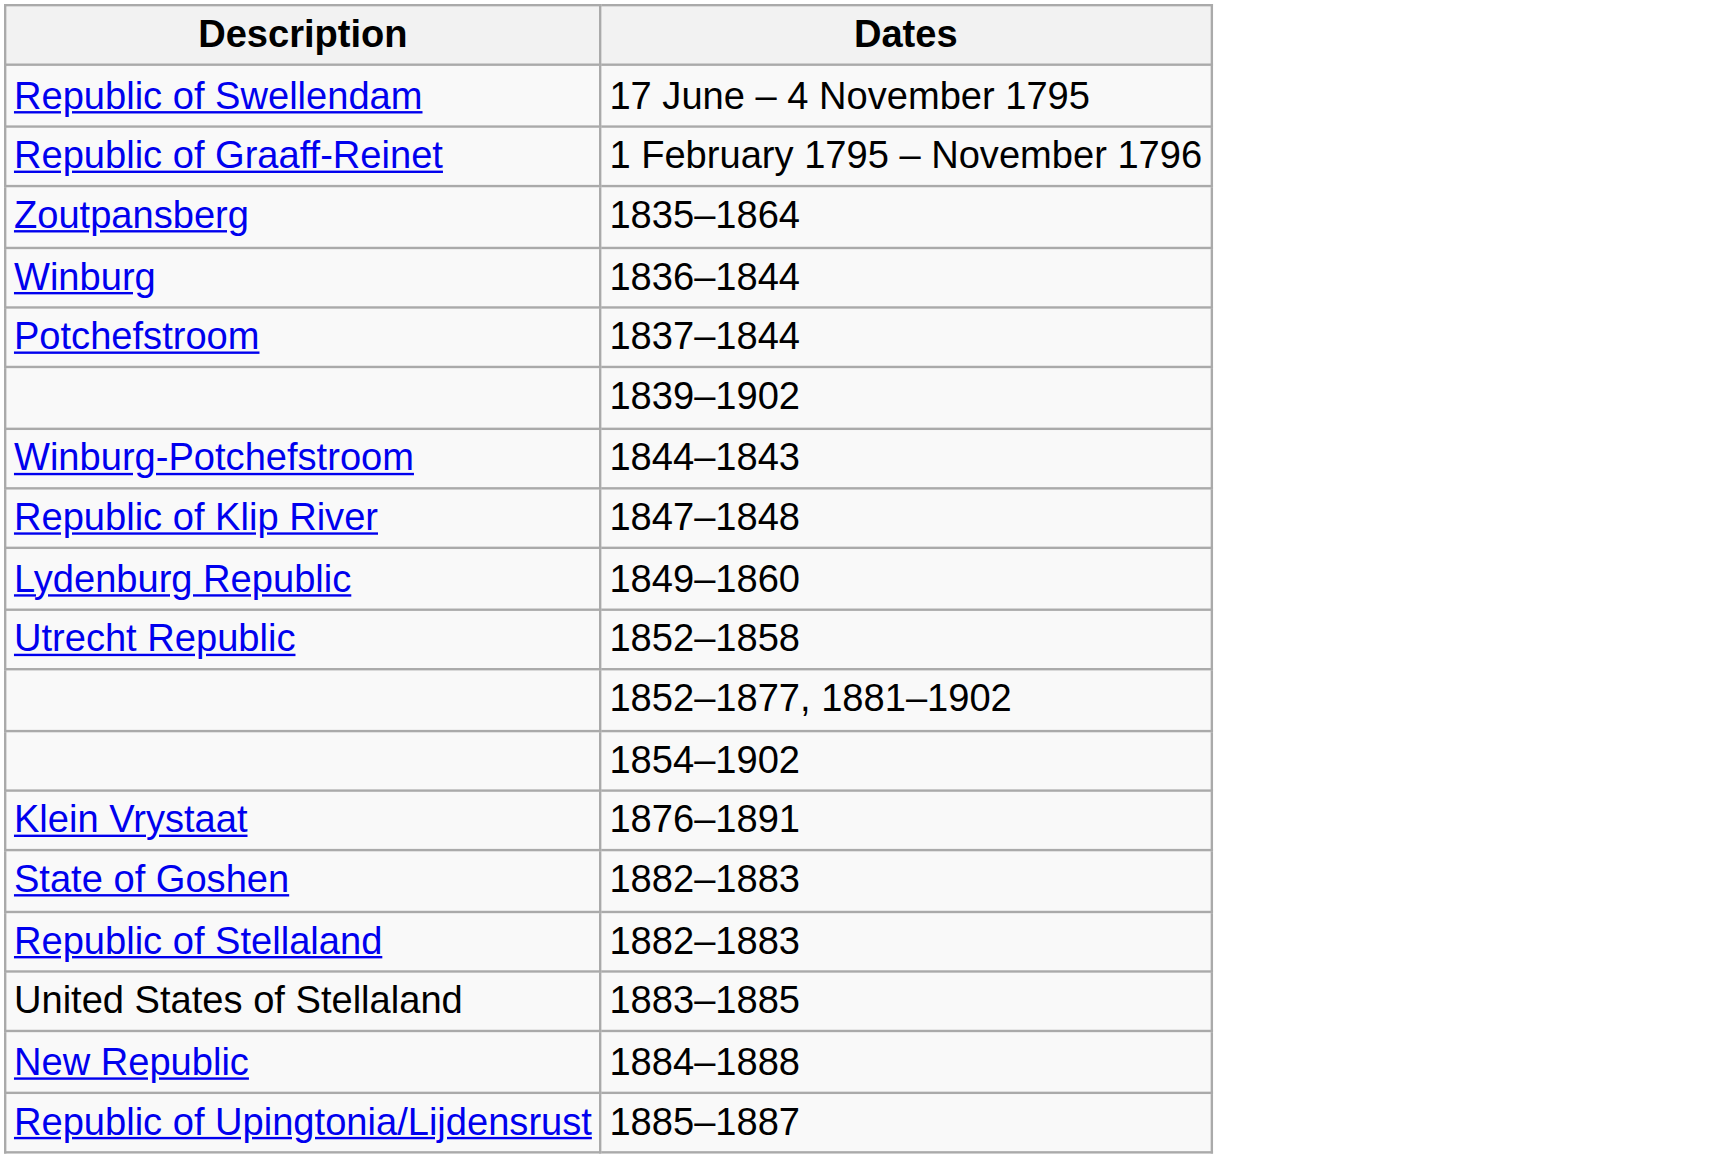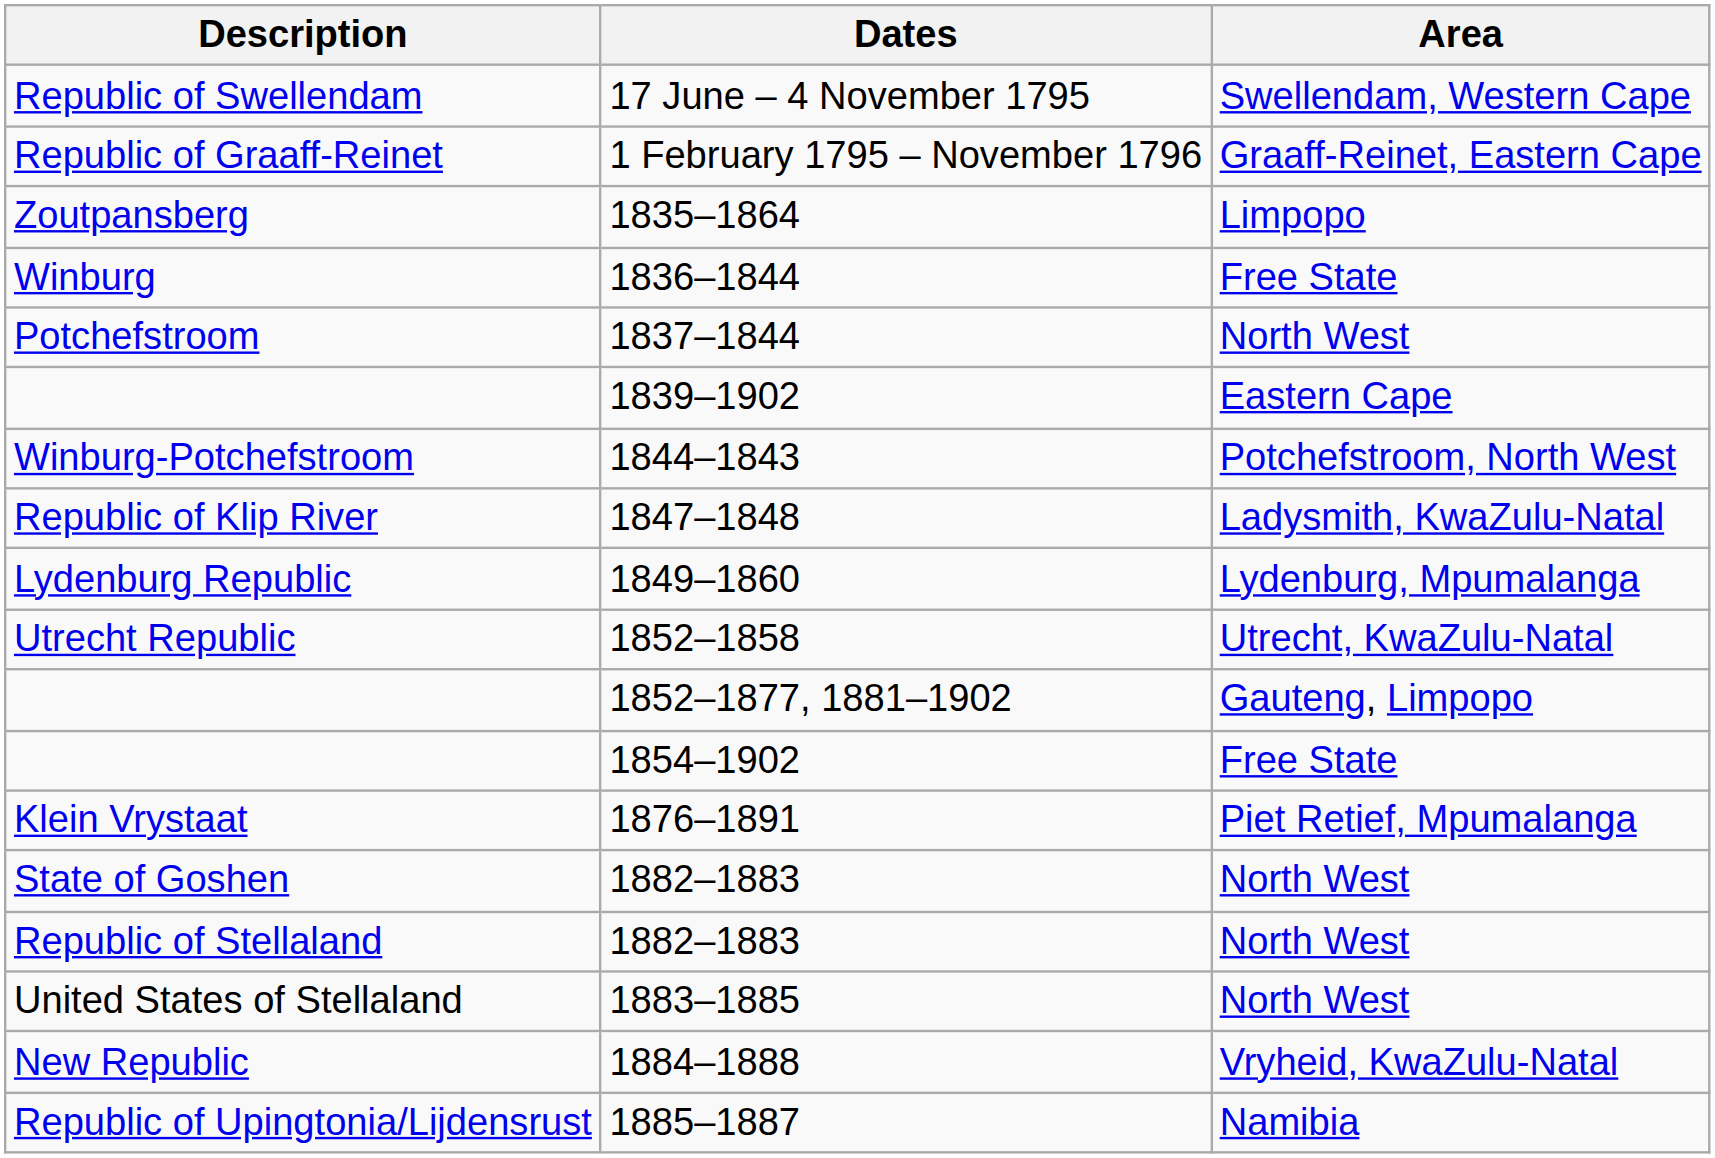+ column: (1461, 34)
